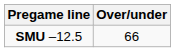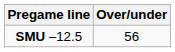(132, 36) 66 -> (132, 36) 56
